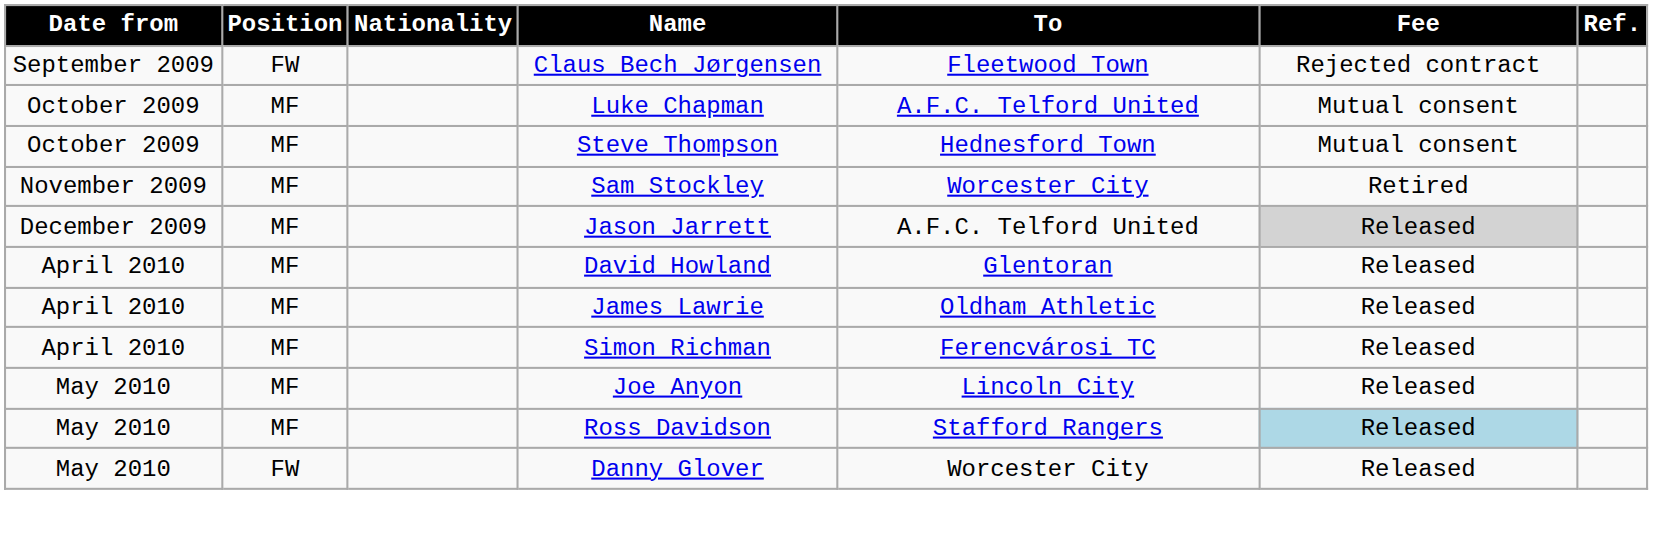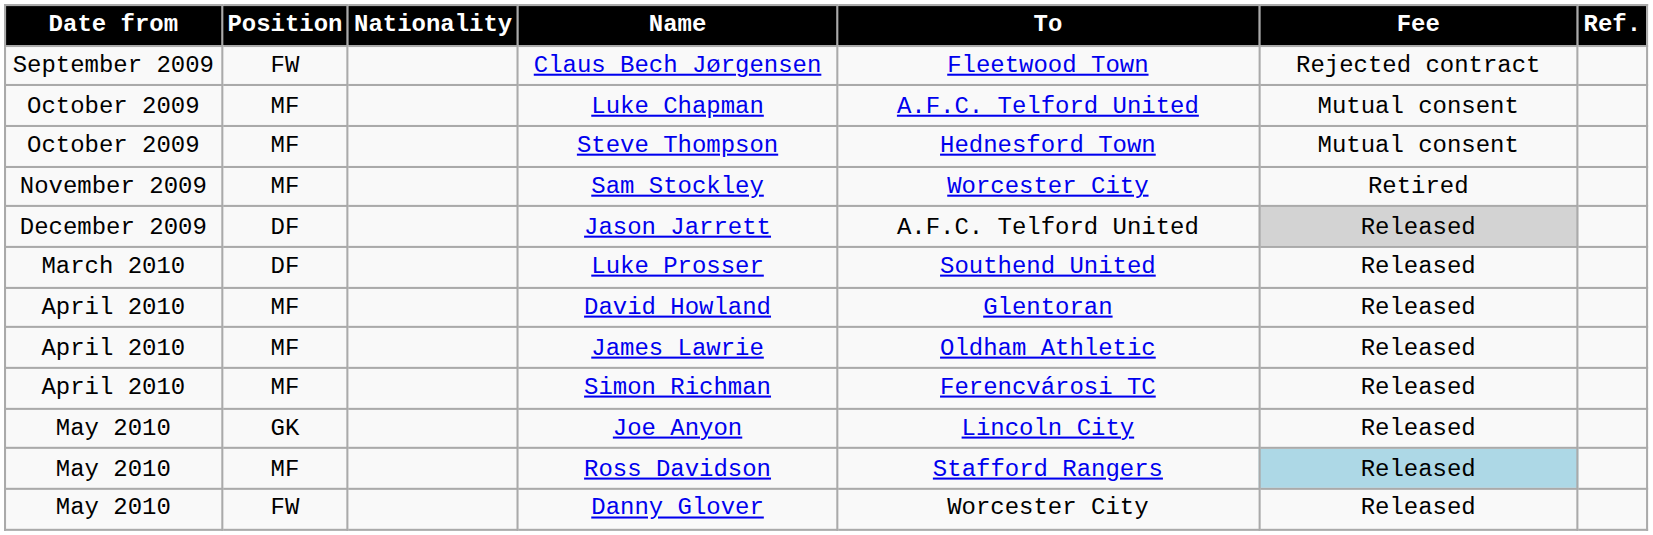(285, 226) MF -> (285, 226) DF
+ row: (678, 267)
(285, 388) MF -> (285, 428) GK
